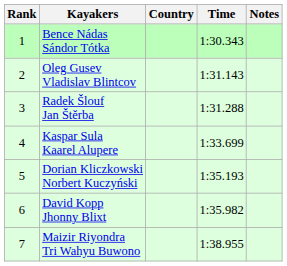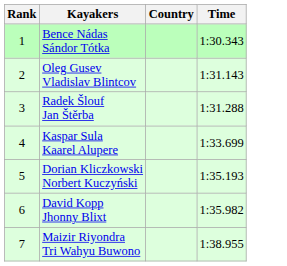- column: (264, 14)
